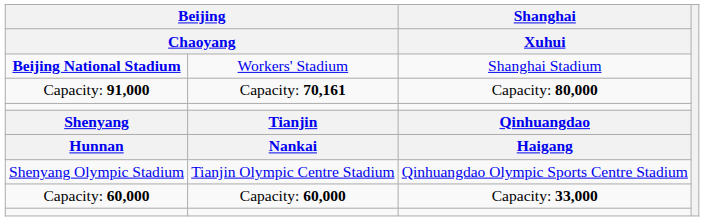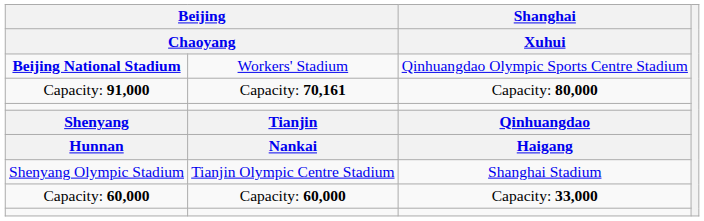(545, 66) Shanghai Stadium -> (545, 66) Qinhuangdao Olympic Sports Centre Stadium
(545, 171) Qinhuangdao Olympic Sports Centre Stadium -> (545, 171) Shanghai Stadium
